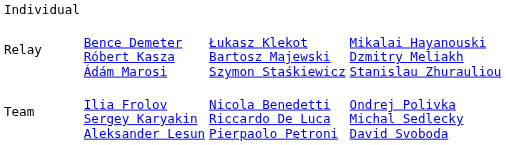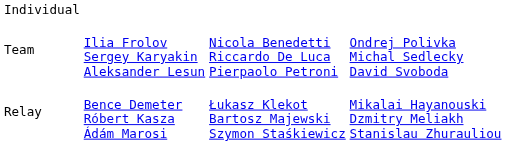rows swapped: (19, 112) <-> (23, 49)
